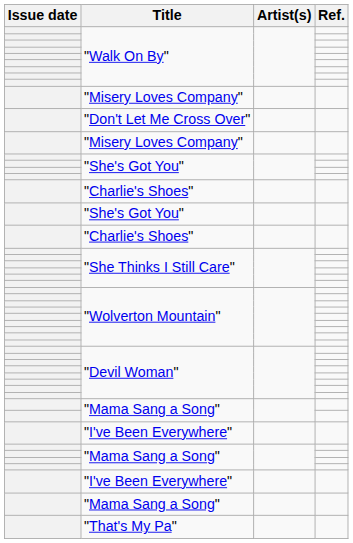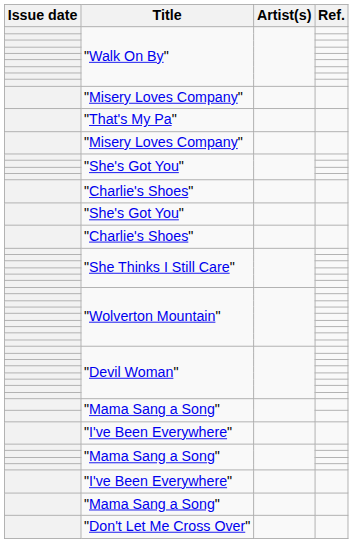rows swapped: (43, 527) <-> (43, 120)
